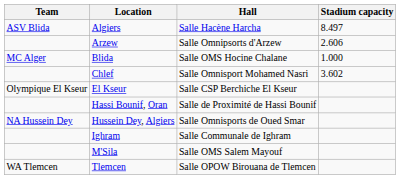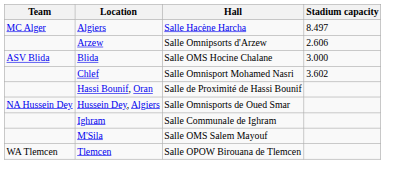(28, 27) ASV Blida -> (26, 27) MC Alger
(26, 58) MC Alger -> (28, 58) ASV Blida
(332, 58) 1.000 -> (317, 58) 3.000
- row: (109, 89)
